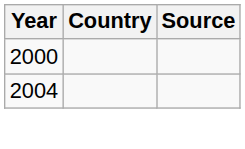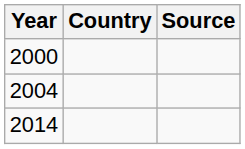+ row: (34, 125)
